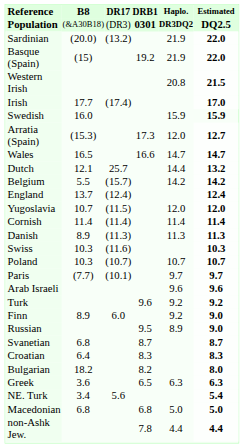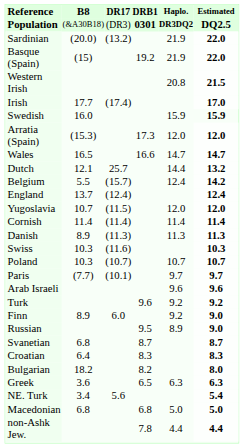(216, 135) 12.7 -> (216, 135) 12.0
(176, 181) 14.2 -> (176, 181) 12.4
